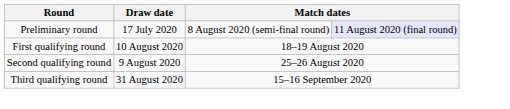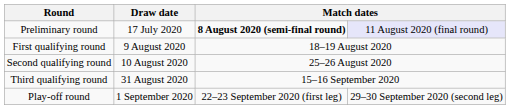(258, 29) normal -> (272, 29) bold
(149, 46) 10 August 2020 -> (154, 46) 9 August 2020
(149, 63) 9 August 2020 -> (154, 63) 10 August 2020
+ row: (59, 96)
